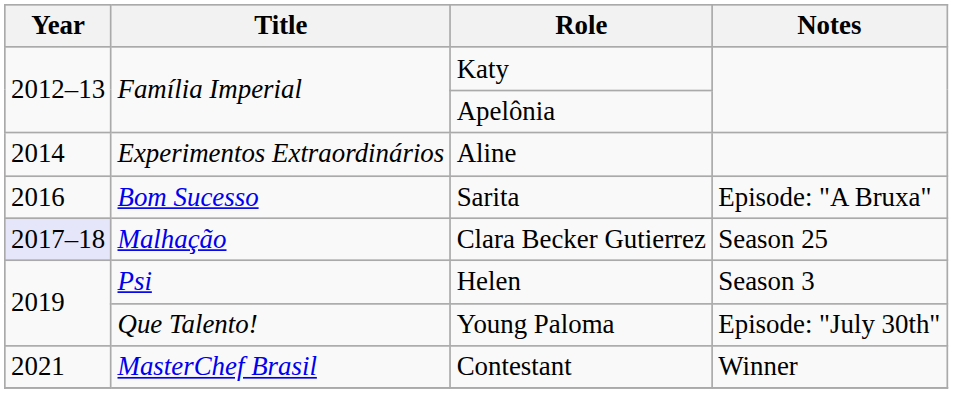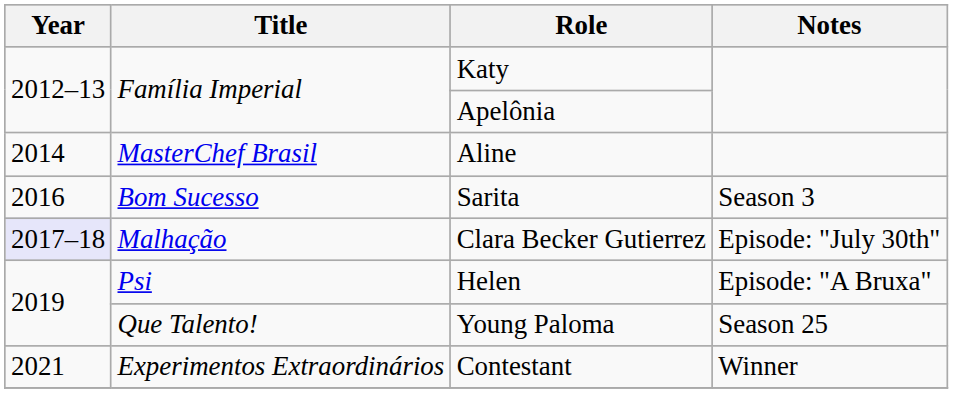(281, 153) Experimentos Extraordinários -> (217, 153) MasterChef Brasil
(825, 196) Episode: "A Bruxa" -> (766, 196) Season 3
(773, 238) Season 25 -> (829, 238) Episode: "July 30th"
(766, 281) Season 3 -> (825, 281) Episode: "A Bruxa"
(829, 324) Episode: "July 30th" -> (773, 324) Season 25
(217, 366) MasterChef Brasil -> (281, 366) Experimentos Extraordinários
